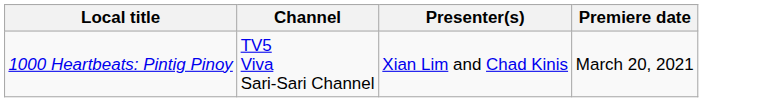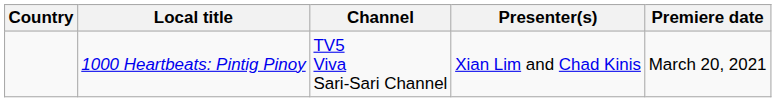+ column: (41, 17)
